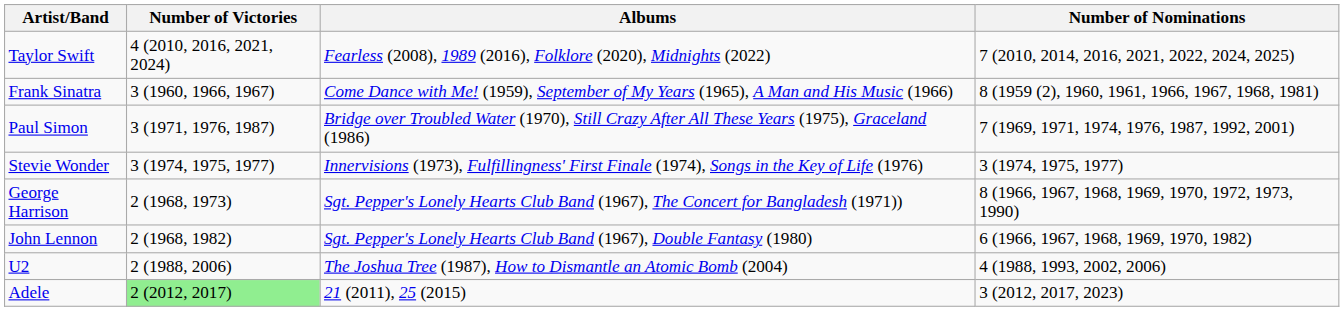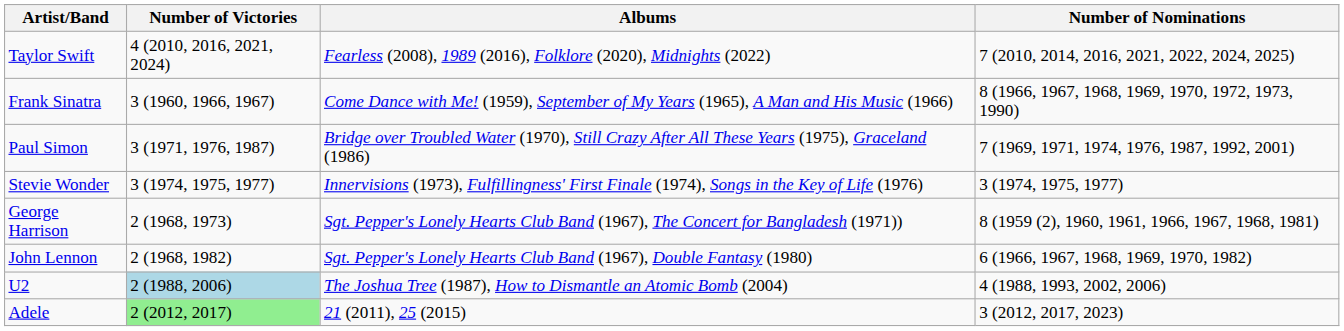(1149, 91) 8 (1959 (2), 1960, 1961, 1966, 1967, 1968, 1981) -> (1136, 101) 8 (1966, 1967, 1968, 1969, 1970, 1972, 1973, 1990)
(1136, 201) 8 (1966, 1967, 1968, 1969, 1970, 1972, 1973, 1990) -> (1149, 221) 8 (1959 (2), 1960, 1961, 1966, 1967, 1968, 1981)
(181, 265) no background -> (181, 285) lightblue background
